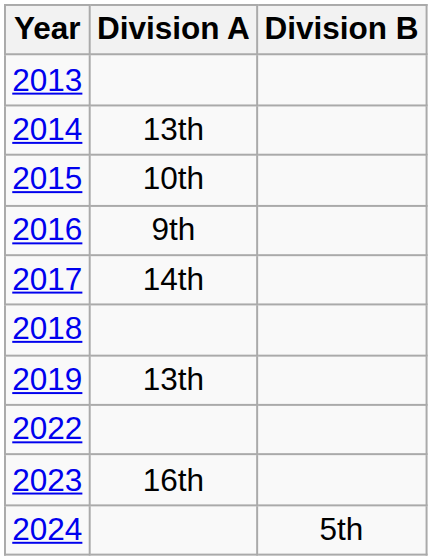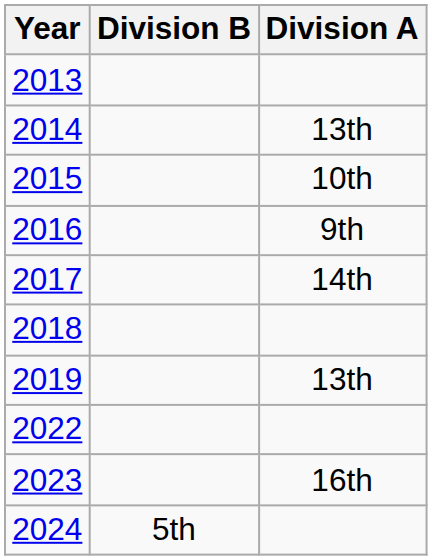columns swapped: (173, 29) <-> (341, 29)
